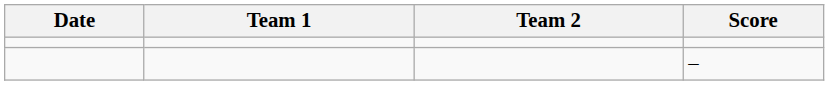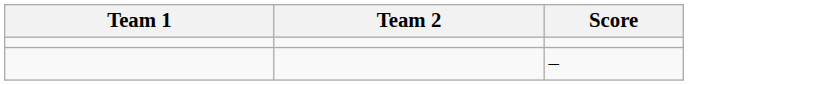- column: (74, 20)
